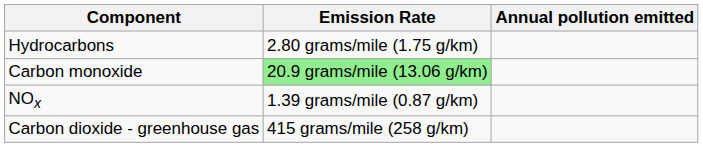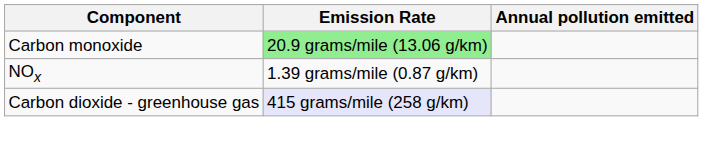- row: (61, 44)
(368, 128) no background -> (368, 102) lavender background
